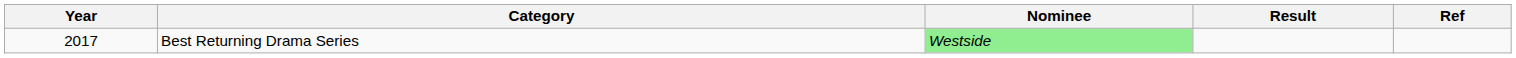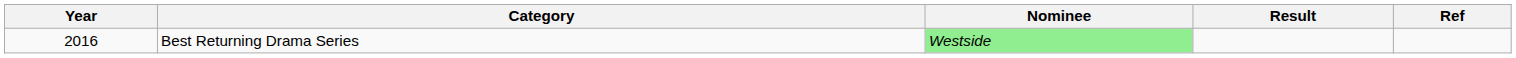(81, 40) 2017 -> (81, 40) 2016
